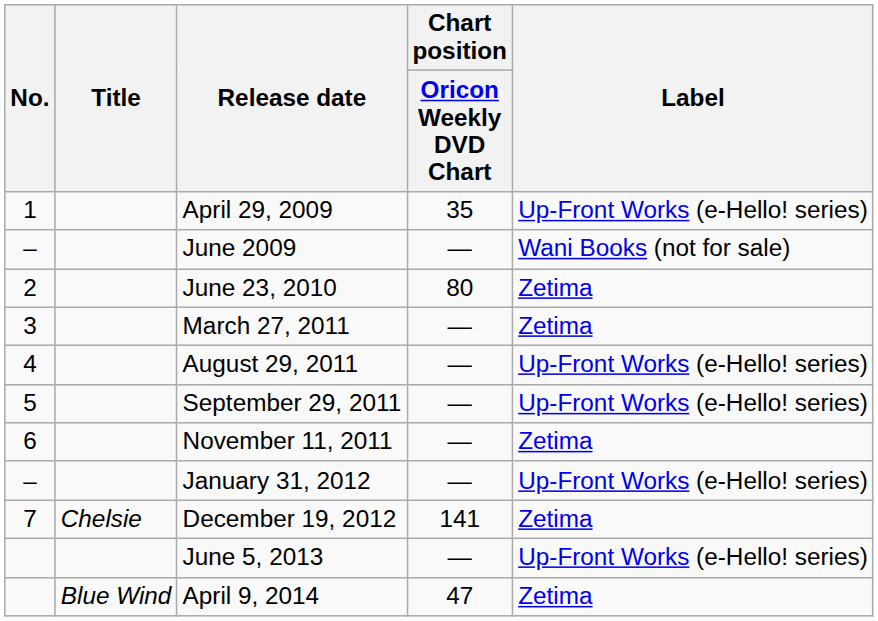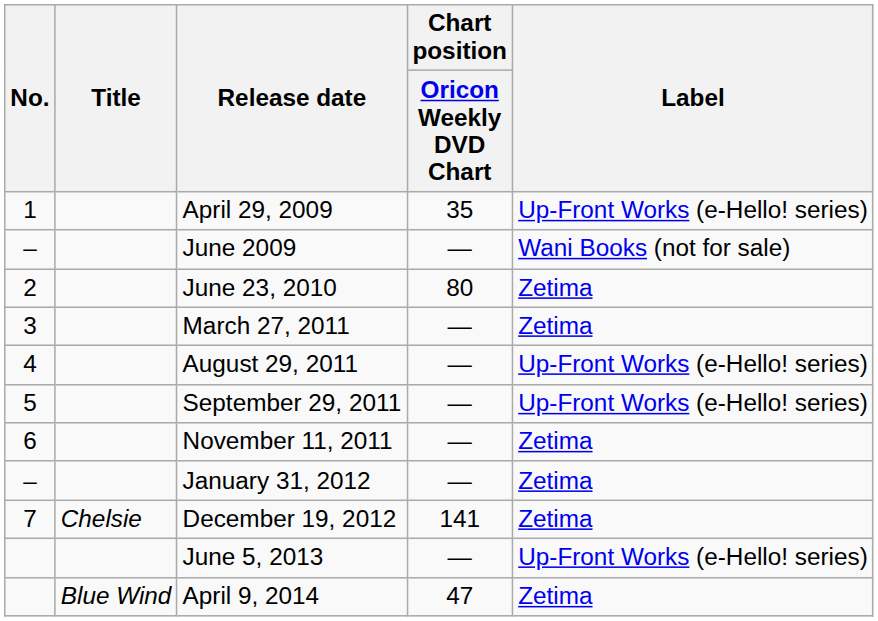(693, 480) Up-Front Works (e-Hello! series) -> (555, 480) Zetima
